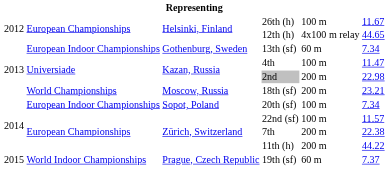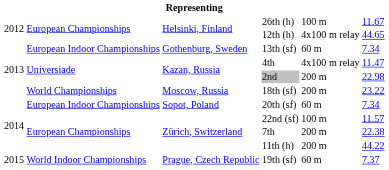(314, 63) 100 m -> (330, 63) 4x100 m relay
(373, 90) 23.21 -> (373, 90) 23.22
(314, 104) 100 m -> (311, 104) 60 m
